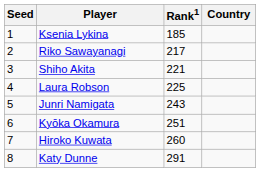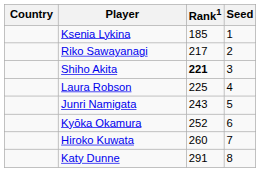columns swapped: (229, 14) <-> (20, 14)
(176, 69) normal -> (198, 69) bold
(176, 122) 251 -> (198, 122) 252
